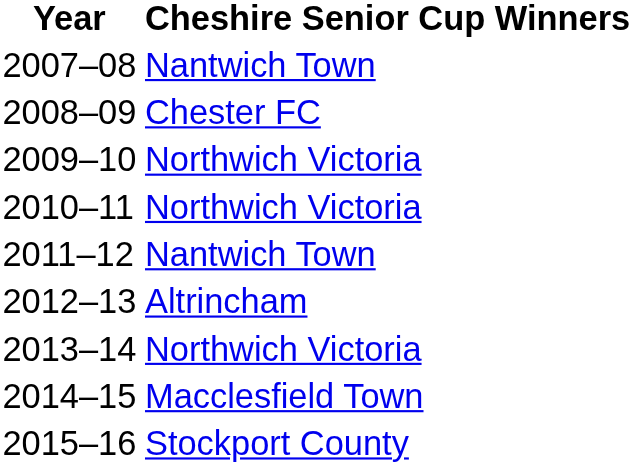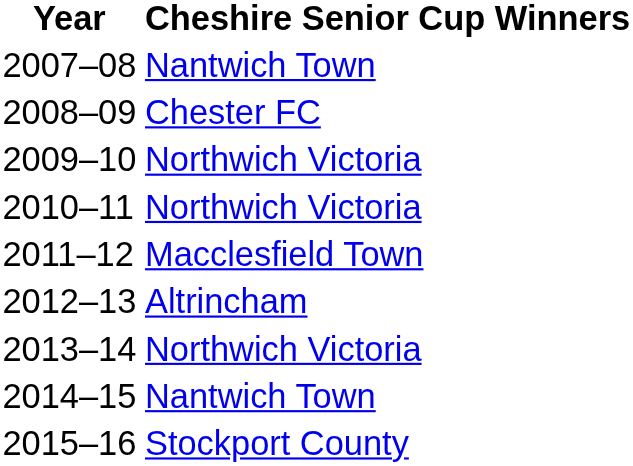(260, 254) Nantwich Town -> (284, 254) Macclesfield Town
(284, 396) Macclesfield Town -> (260, 396) Nantwich Town
